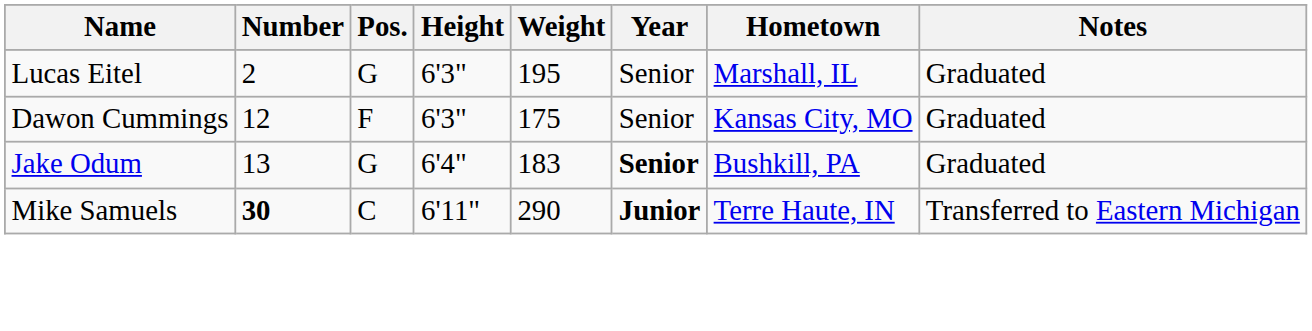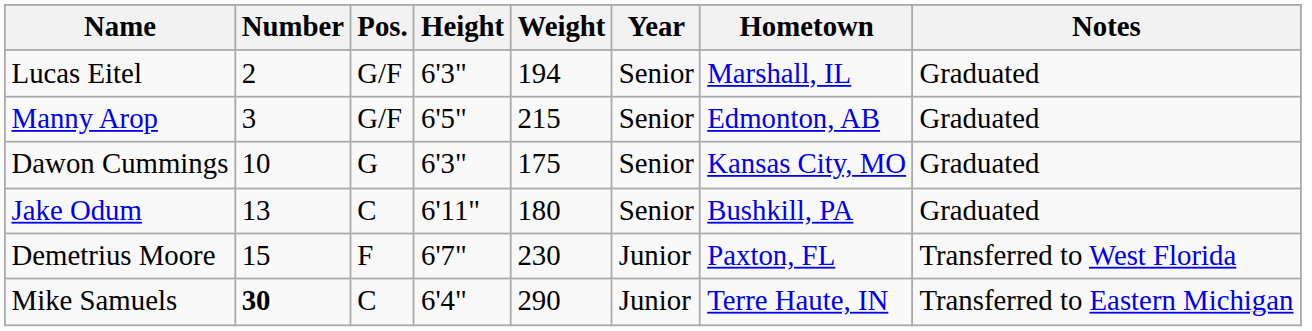(368, 73) G -> (380, 73) G/F
(539, 73) 195 -> (539, 73) 194
+ row: (85, 118)
(256, 118) 12 -> (256, 164) 10
(365, 118) F -> (368, 164) G
(368, 164) G -> (367, 210) C
(444, 164) 6'4" -> (451, 210) 6'11"
(539, 164) 183 -> (539, 210) 180
(659, 164) bold -> (656, 210) normal
+ row: (114, 255)
(451, 210) 6'11" -> (444, 301) 6'4"
(660, 210) bold -> (655, 301) normal
